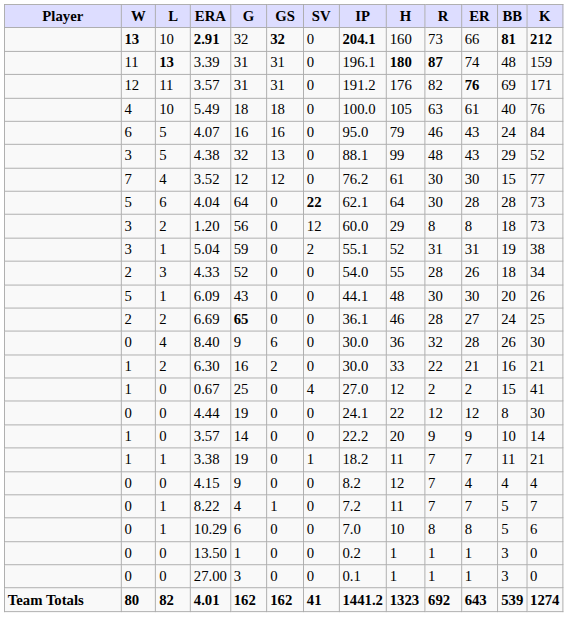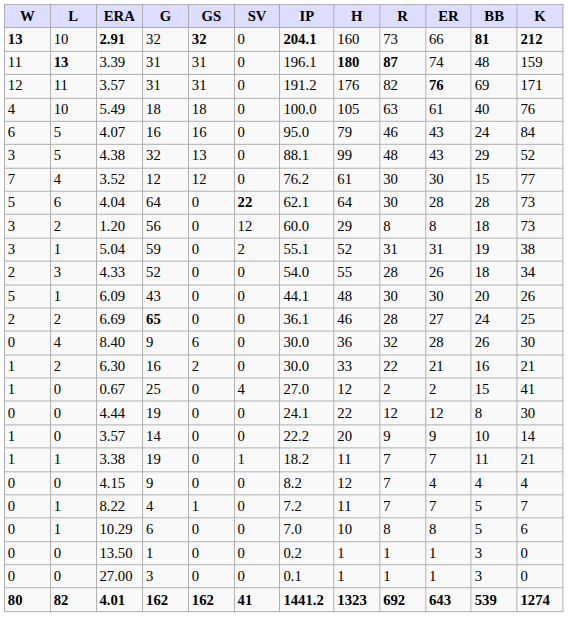- column: (63, 16)
